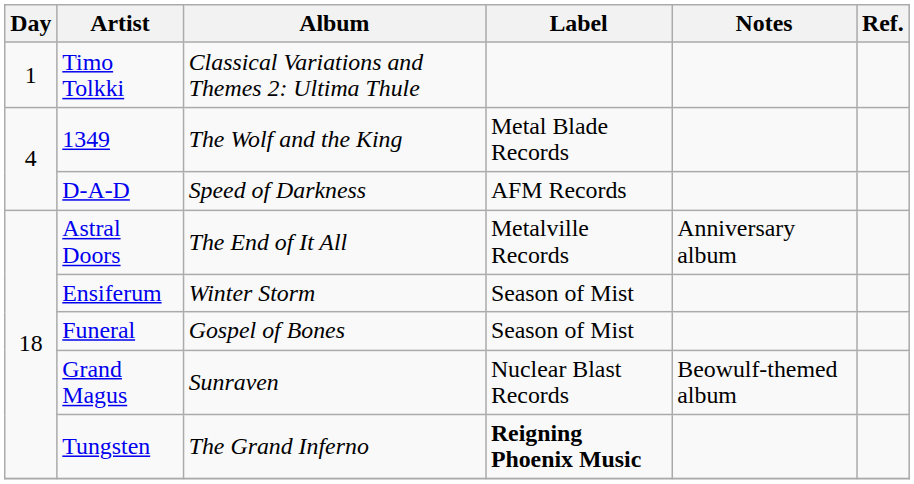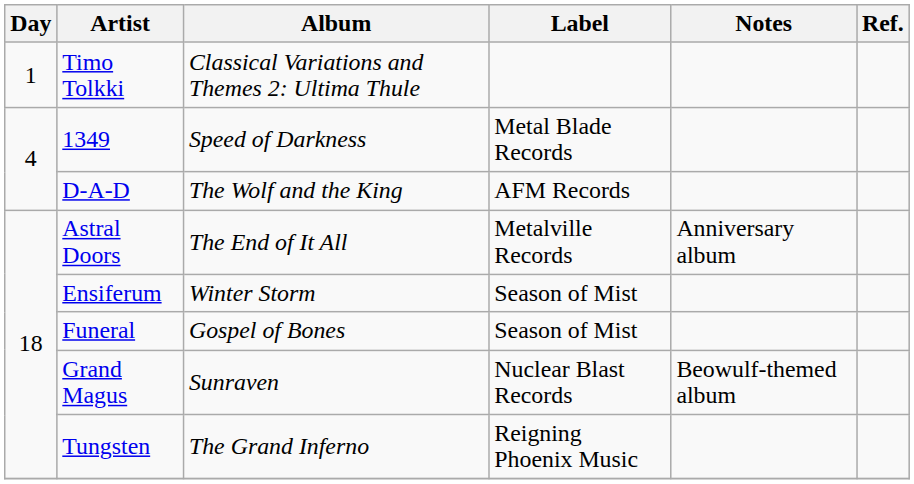(296, 139) The Wolf and the King -> (278, 139) Speed of Darkness
(277, 190) Speed of Darkness -> (296, 190) The Wolf and the King
(566, 446) bold -> (566, 446) normal
